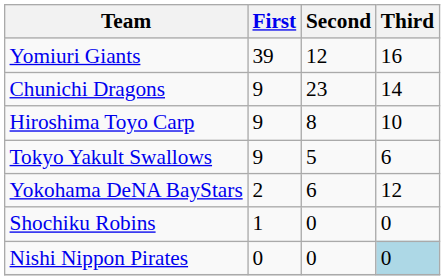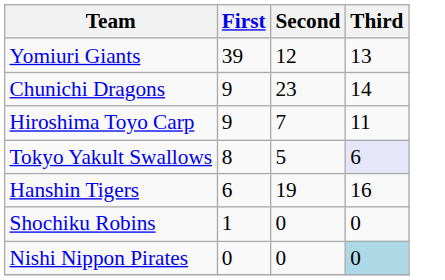(392, 55) 16 -> (361, 55) 13
(311, 122) 8 -> (281, 122) 7
(392, 122) 10 -> (360, 122) 11
(258, 156) 9 -> (227, 156) 8
(386, 156) no background -> (356, 156) lavender background
+ row: (74, 190)
- row: (126, 190)
